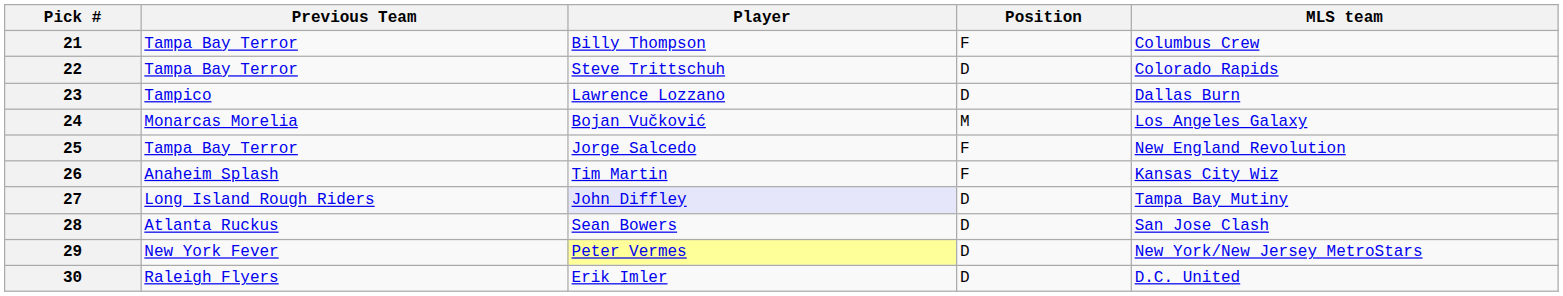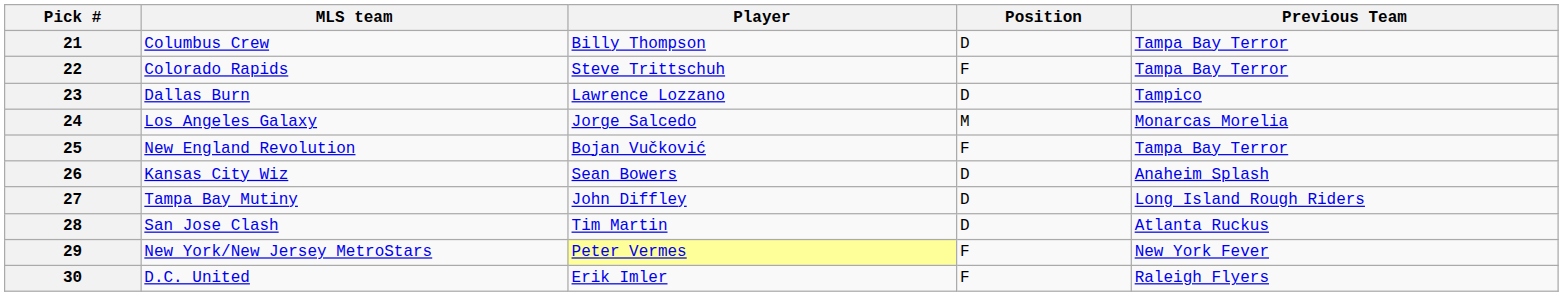columns swapped: (1344, 18) <-> (354, 18)
(965, 44) F -> (965, 44) D
(965, 70) D -> (965, 70) F
(639, 122) Bojan Vučković -> (634, 122) Jorge Salcedo
(634, 148) Jorge Salcedo -> (639, 148) Bojan Vučković
(620, 174) Tim Martin -> (624, 174) Sean Bowers
(965, 174) F -> (965, 174) D
(629, 200) lavender background -> (629, 200) no background
(624, 226) Sean Bowers -> (620, 226) Tim Martin
(965, 252) D -> (965, 252) F
(965, 278) D -> (965, 278) F
